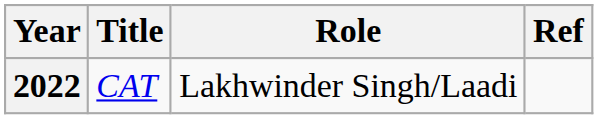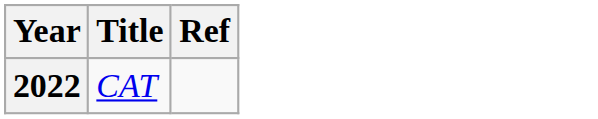- column: (348, 31)
